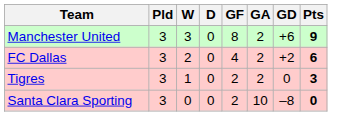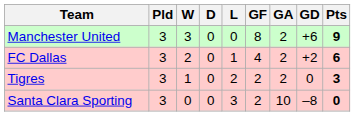+ column: (234, 15)
